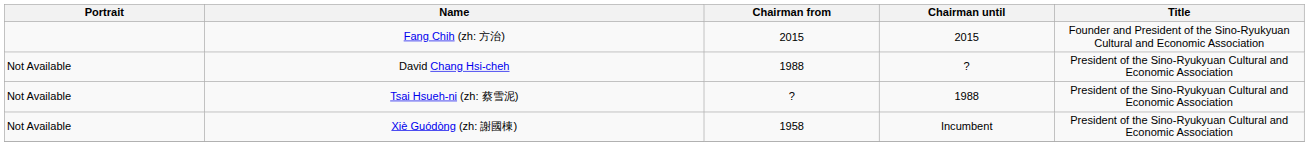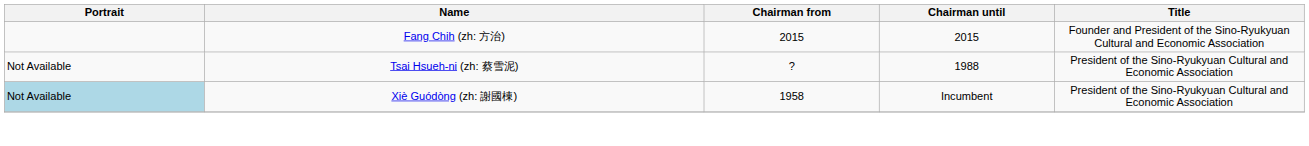- row: (454, 66)
(39, 126) no background -> (39, 96) lightblue background
